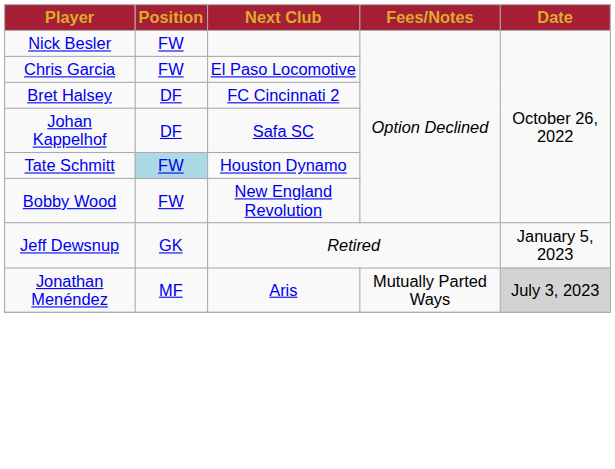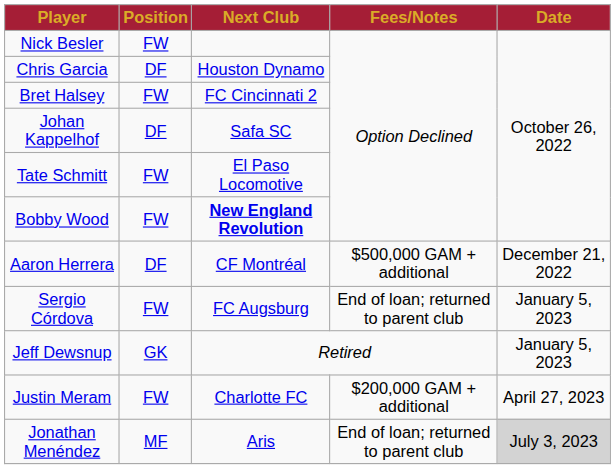(171, 70) FW -> (156, 70) DF
(283, 70) El Paso Locomotive -> (261, 70) Houston Dynamo
(171, 96) DF -> (156, 96) FW
(171, 166) lightblue background -> (156, 175) no background
(283, 166) Houston Dynamo -> (261, 175) El Paso Locomotive
(283, 201) normal -> (261, 220) bold
+ row: (62, 264)
+ row: (62, 308)
+ row: (62, 397)
(430, 290) Mutually Parted Ways -> (414, 441) End of loan; returned to parent club
